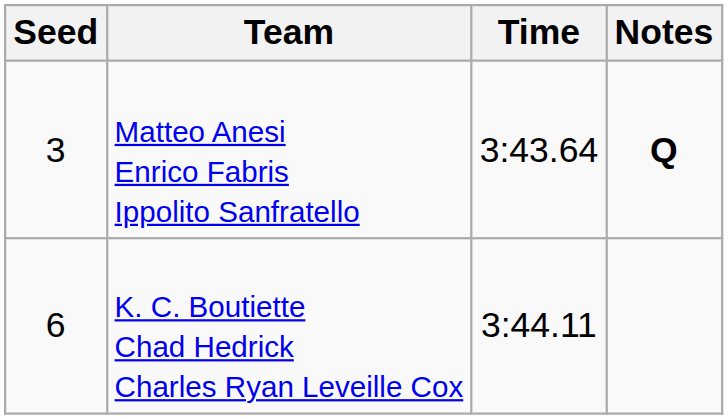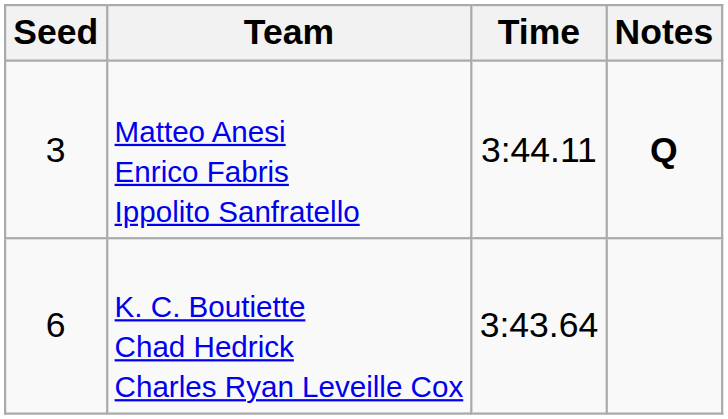(539, 148) 3:43.64 -> (539, 148) 3:44.11
(539, 325) 3:44.11 -> (539, 325) 3:43.64
